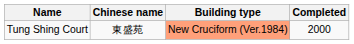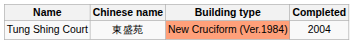(319, 30) 2000 -> (319, 30) 2004
